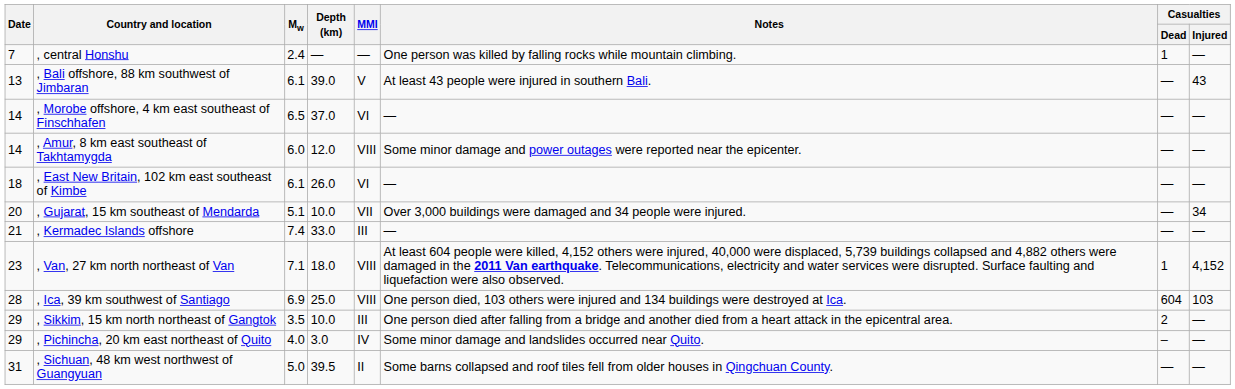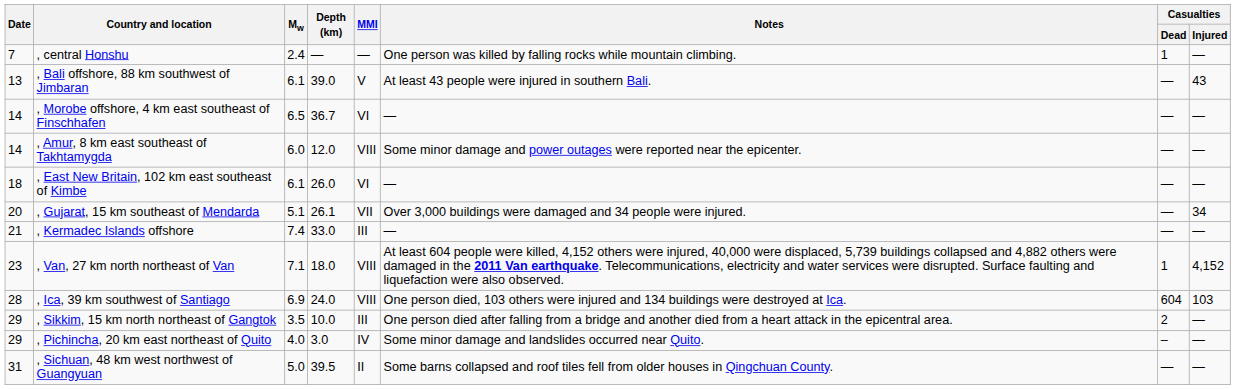(323, 116) 37.0 -> (323, 116) 36.7
(323, 211) 10.0 -> (323, 211) 26.1
(323, 300) 25.0 -> (323, 300) 24.0
